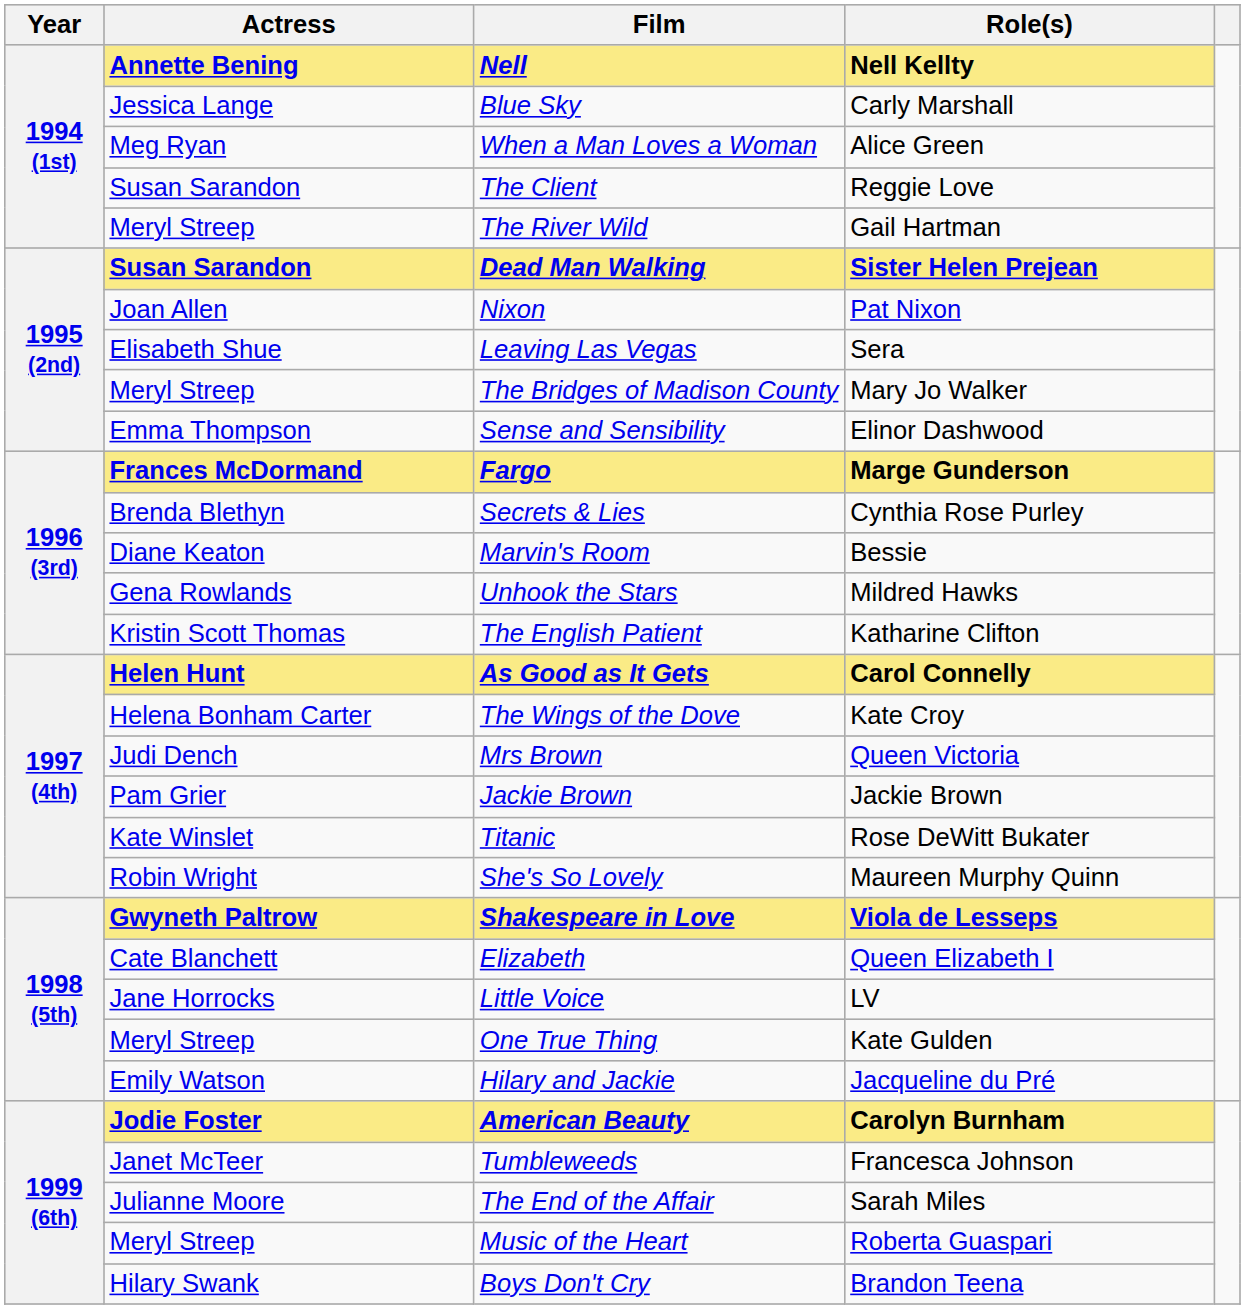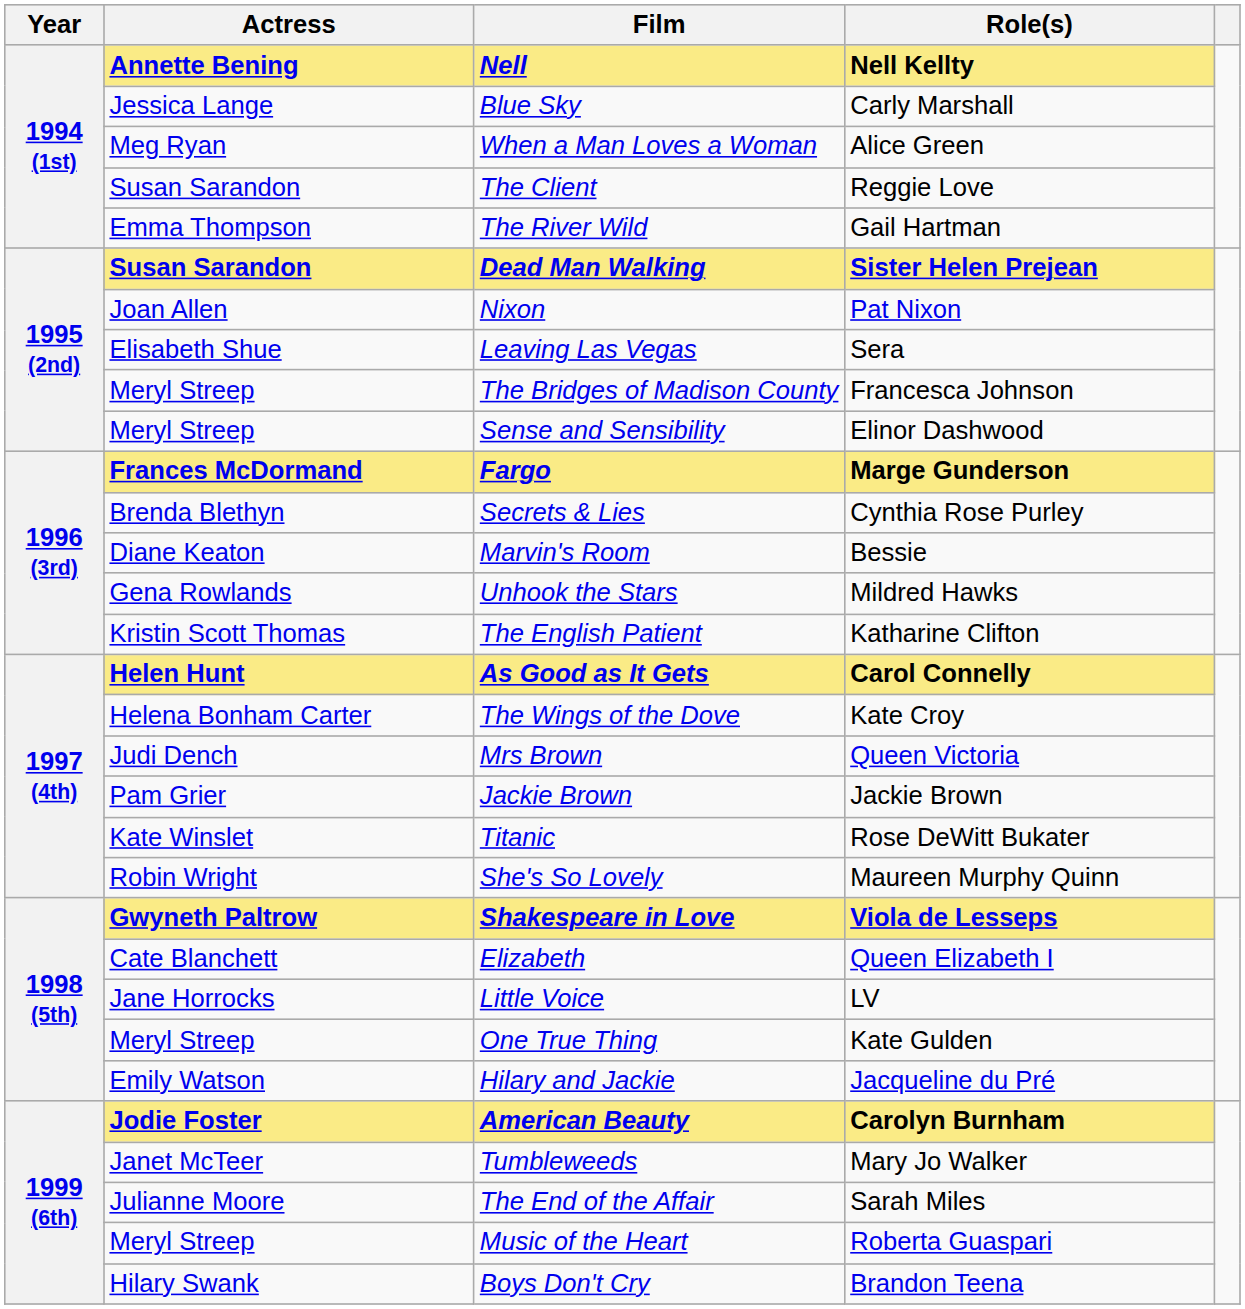(182, 227) Meryl Streep -> (210, 227) Emma Thompson
(939, 390) Mary Jo Walker -> (962, 390) Francesca Johnson
(210, 430) Emma Thompson -> (182, 430) Meryl Streep
(962, 1161) Francesca Johnson -> (939, 1161) Mary Jo Walker
